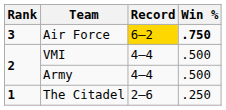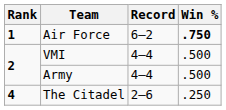(11, 35) 3 -> (11, 35) 1
(142, 35) gold background -> (142, 35) no background
(11, 95) 1 -> (11, 95) 4
